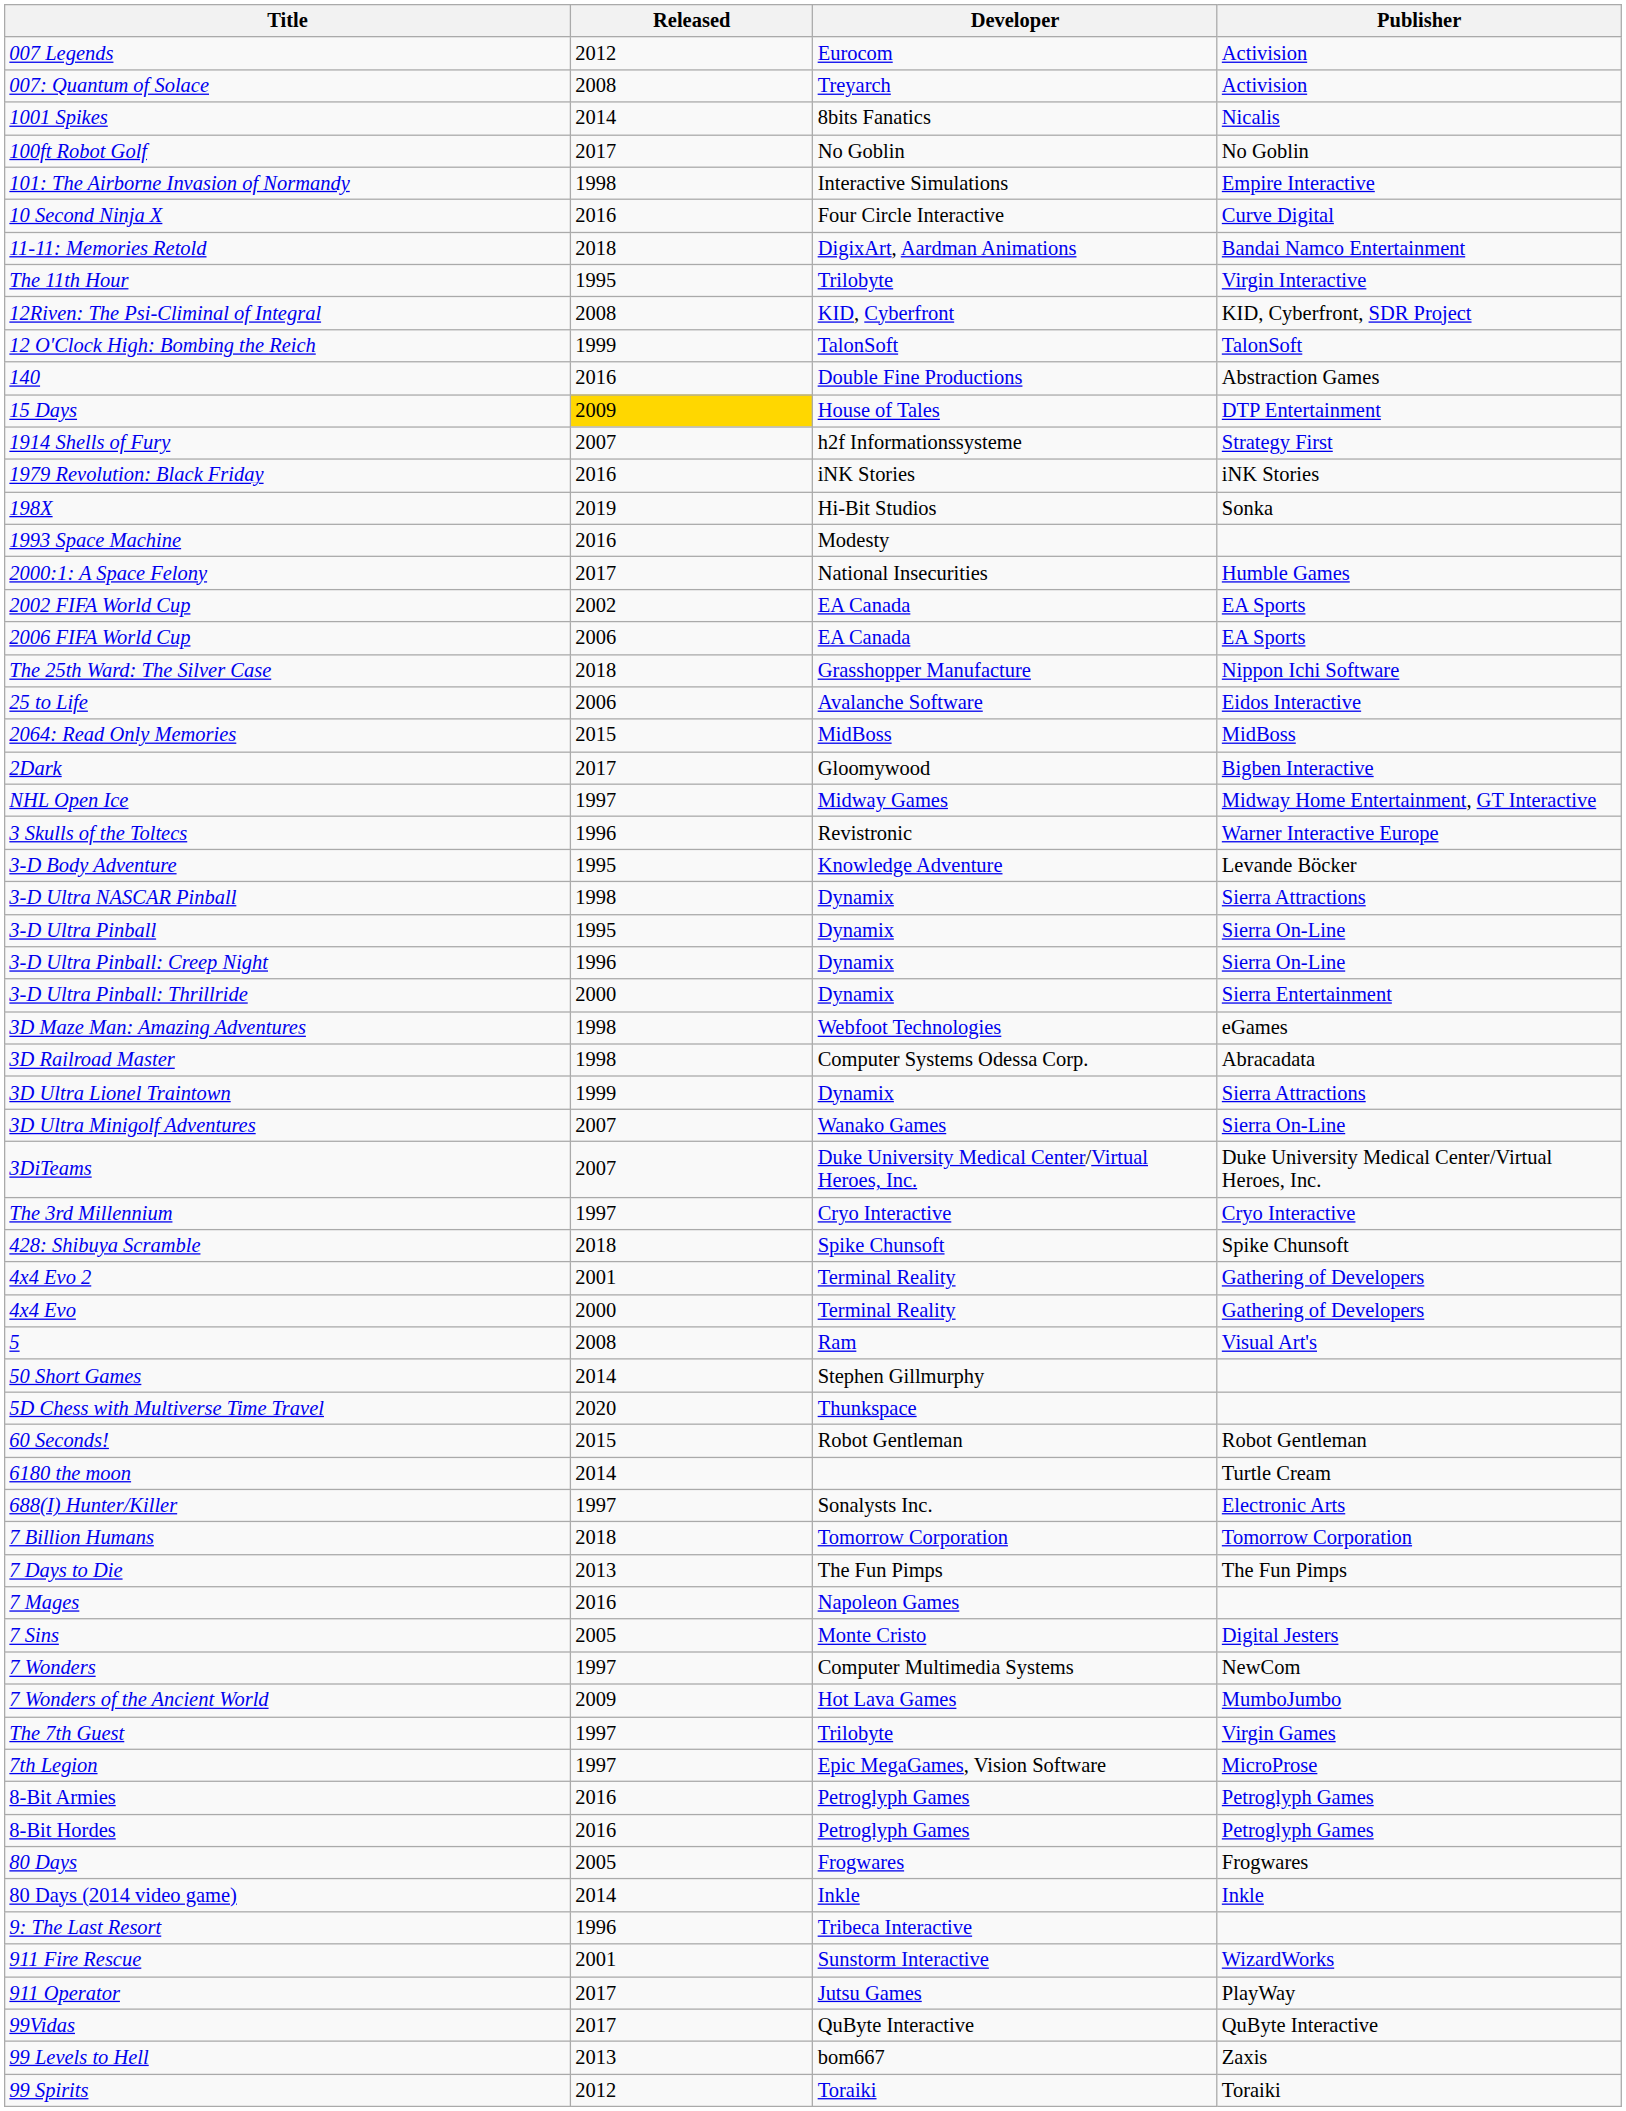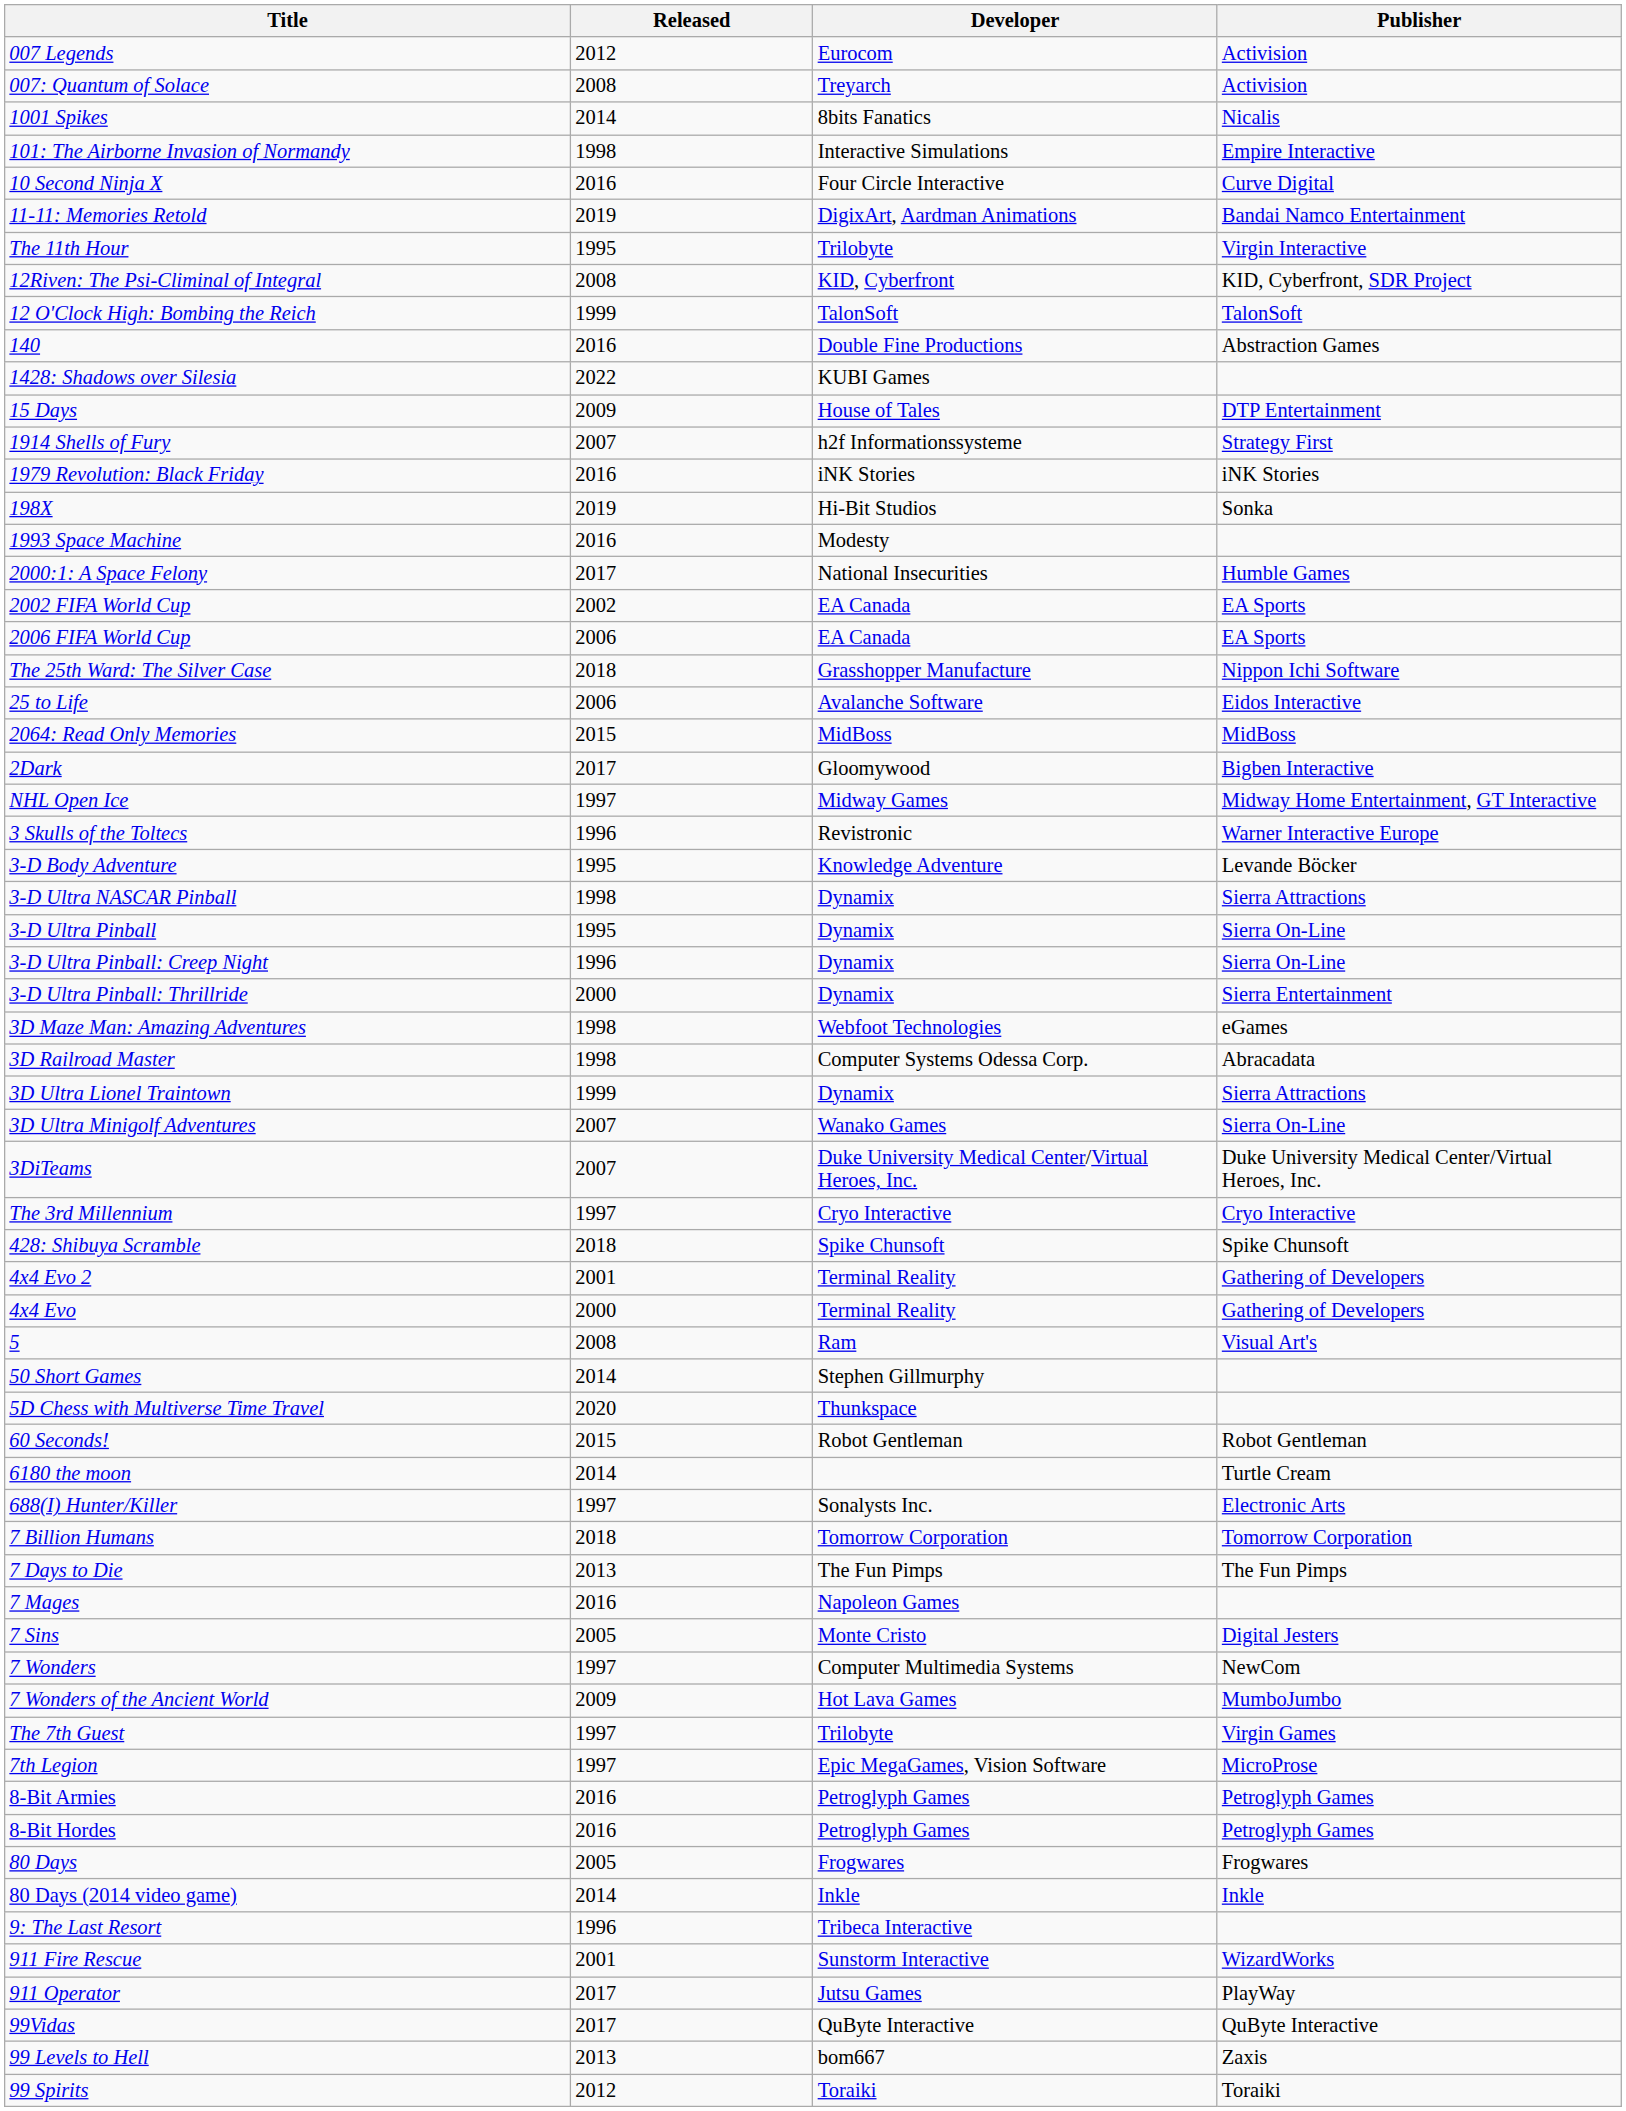- row: (78, 150)
(596, 248) 2018 -> (596, 215) 2019
+ row: (123, 378)
(596, 410) gold background -> (596, 410) no background
